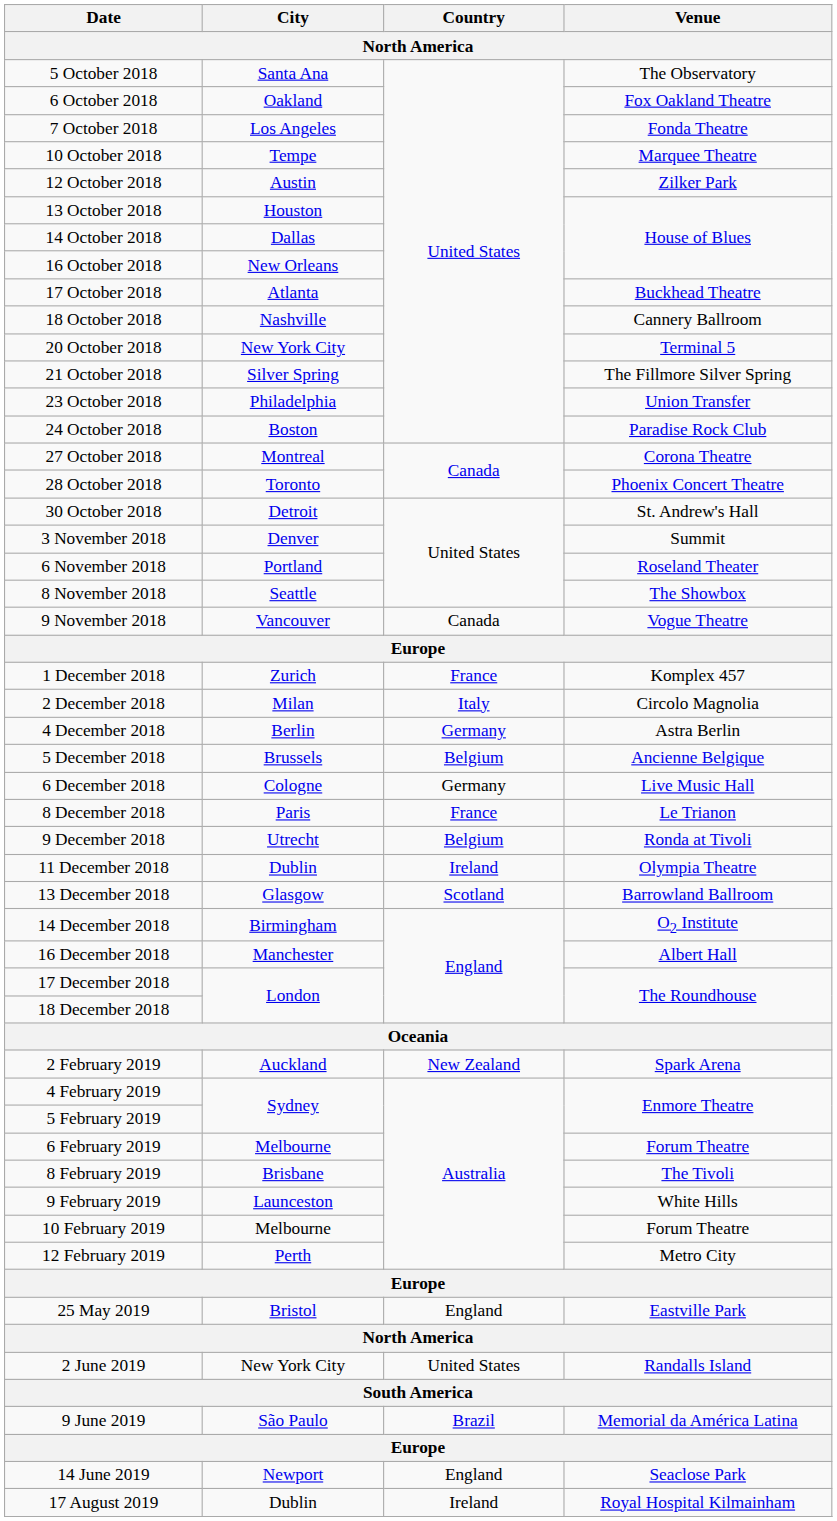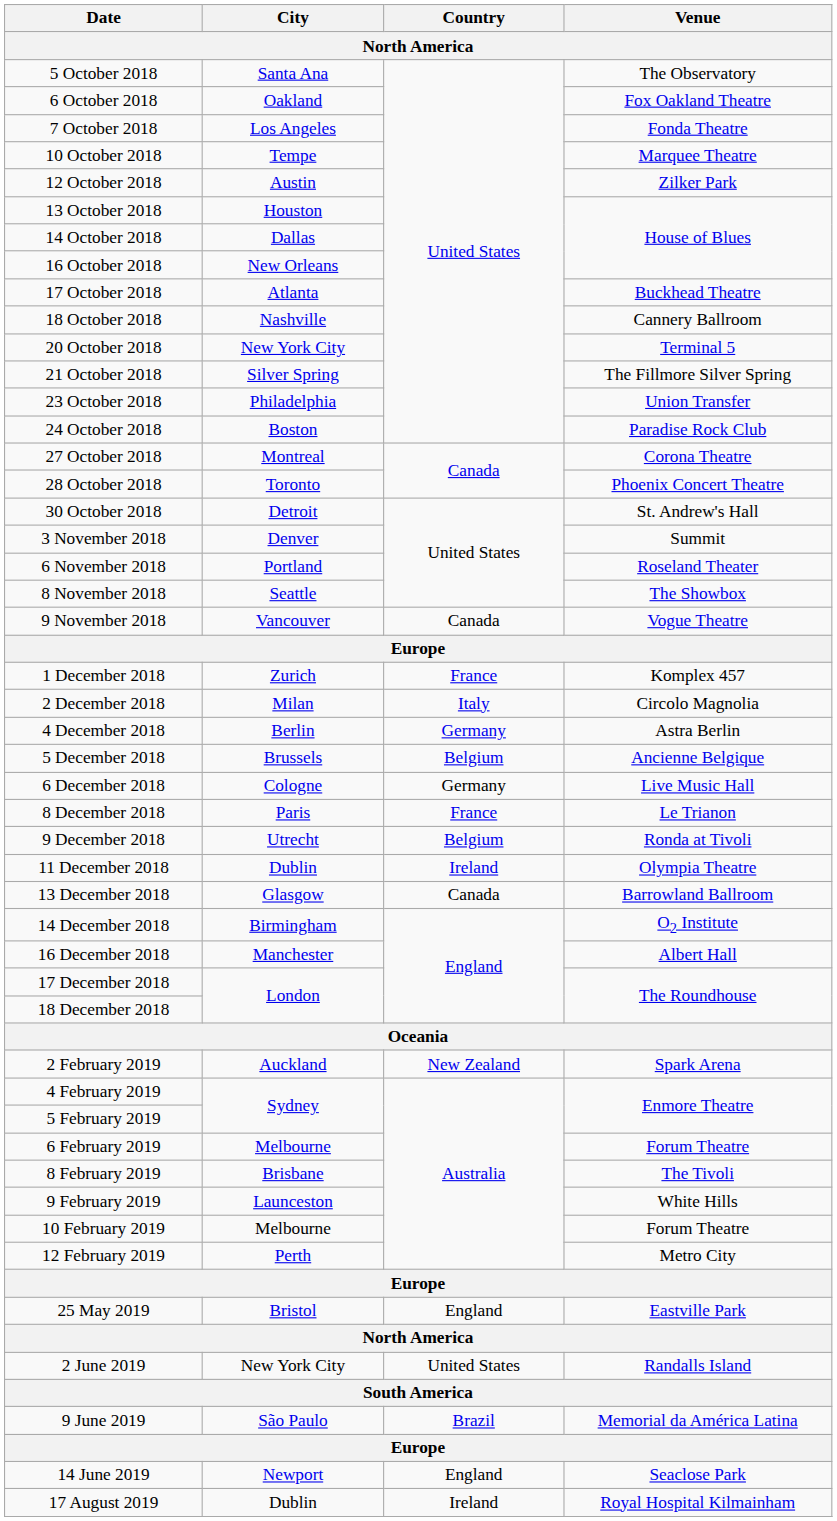(474, 895) Scotland -> (474, 895) Canada
